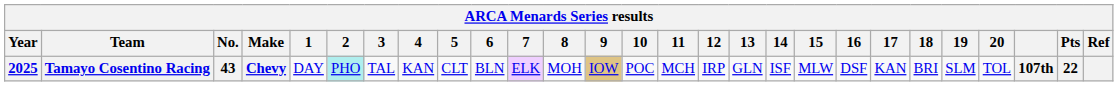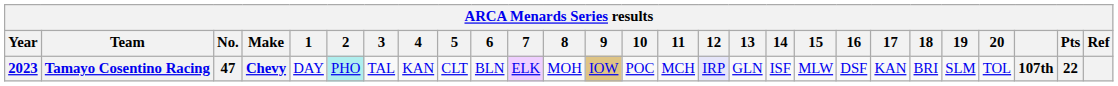(23, 68) 2025 -> (23, 68) 2023
(228, 68) 43 -> (228, 68) 47
(714, 68) no background -> (714, 68) lavender background
